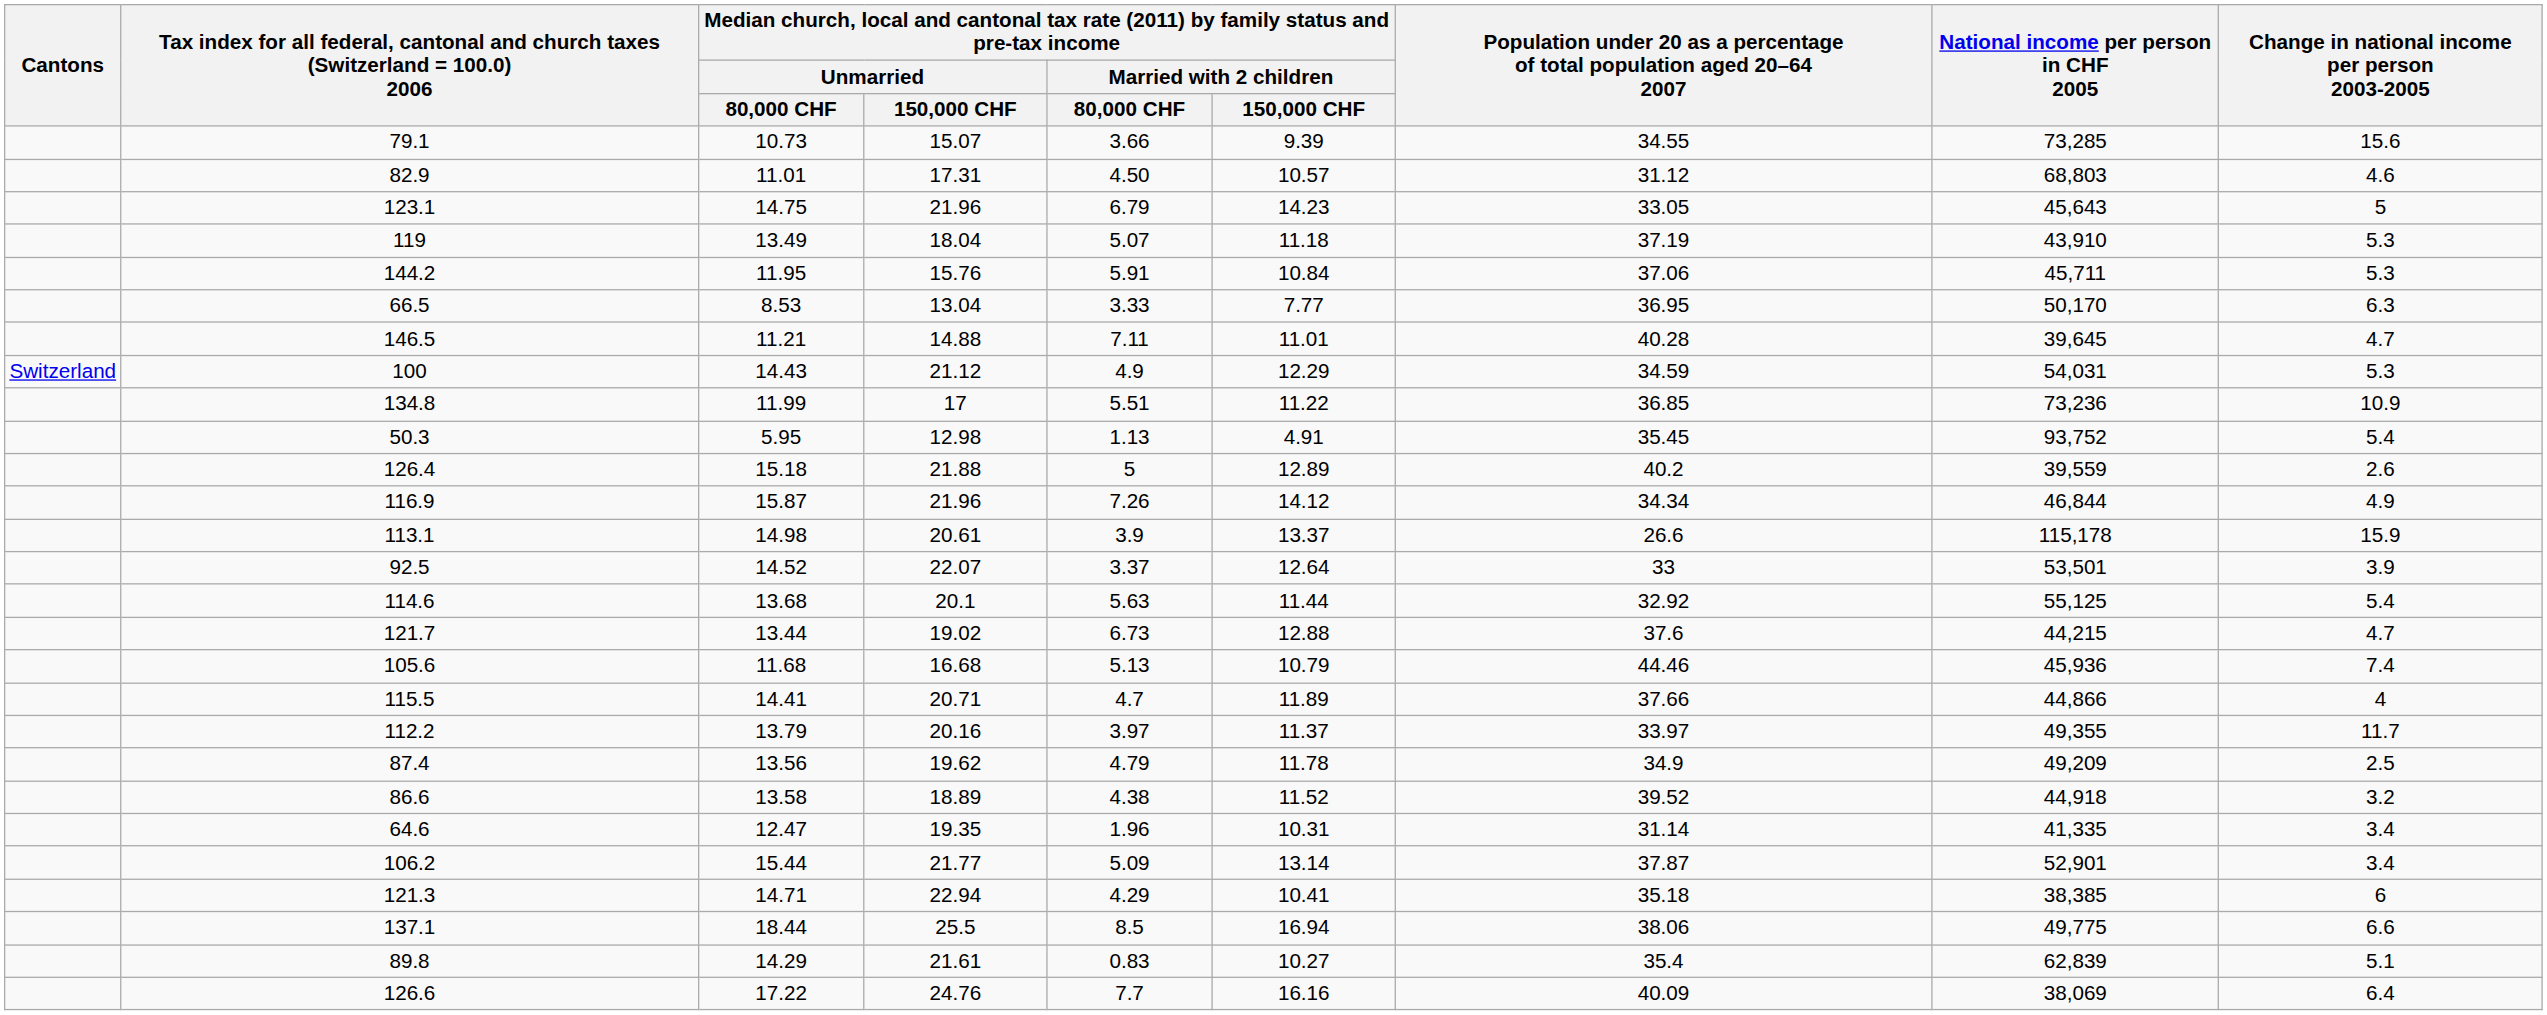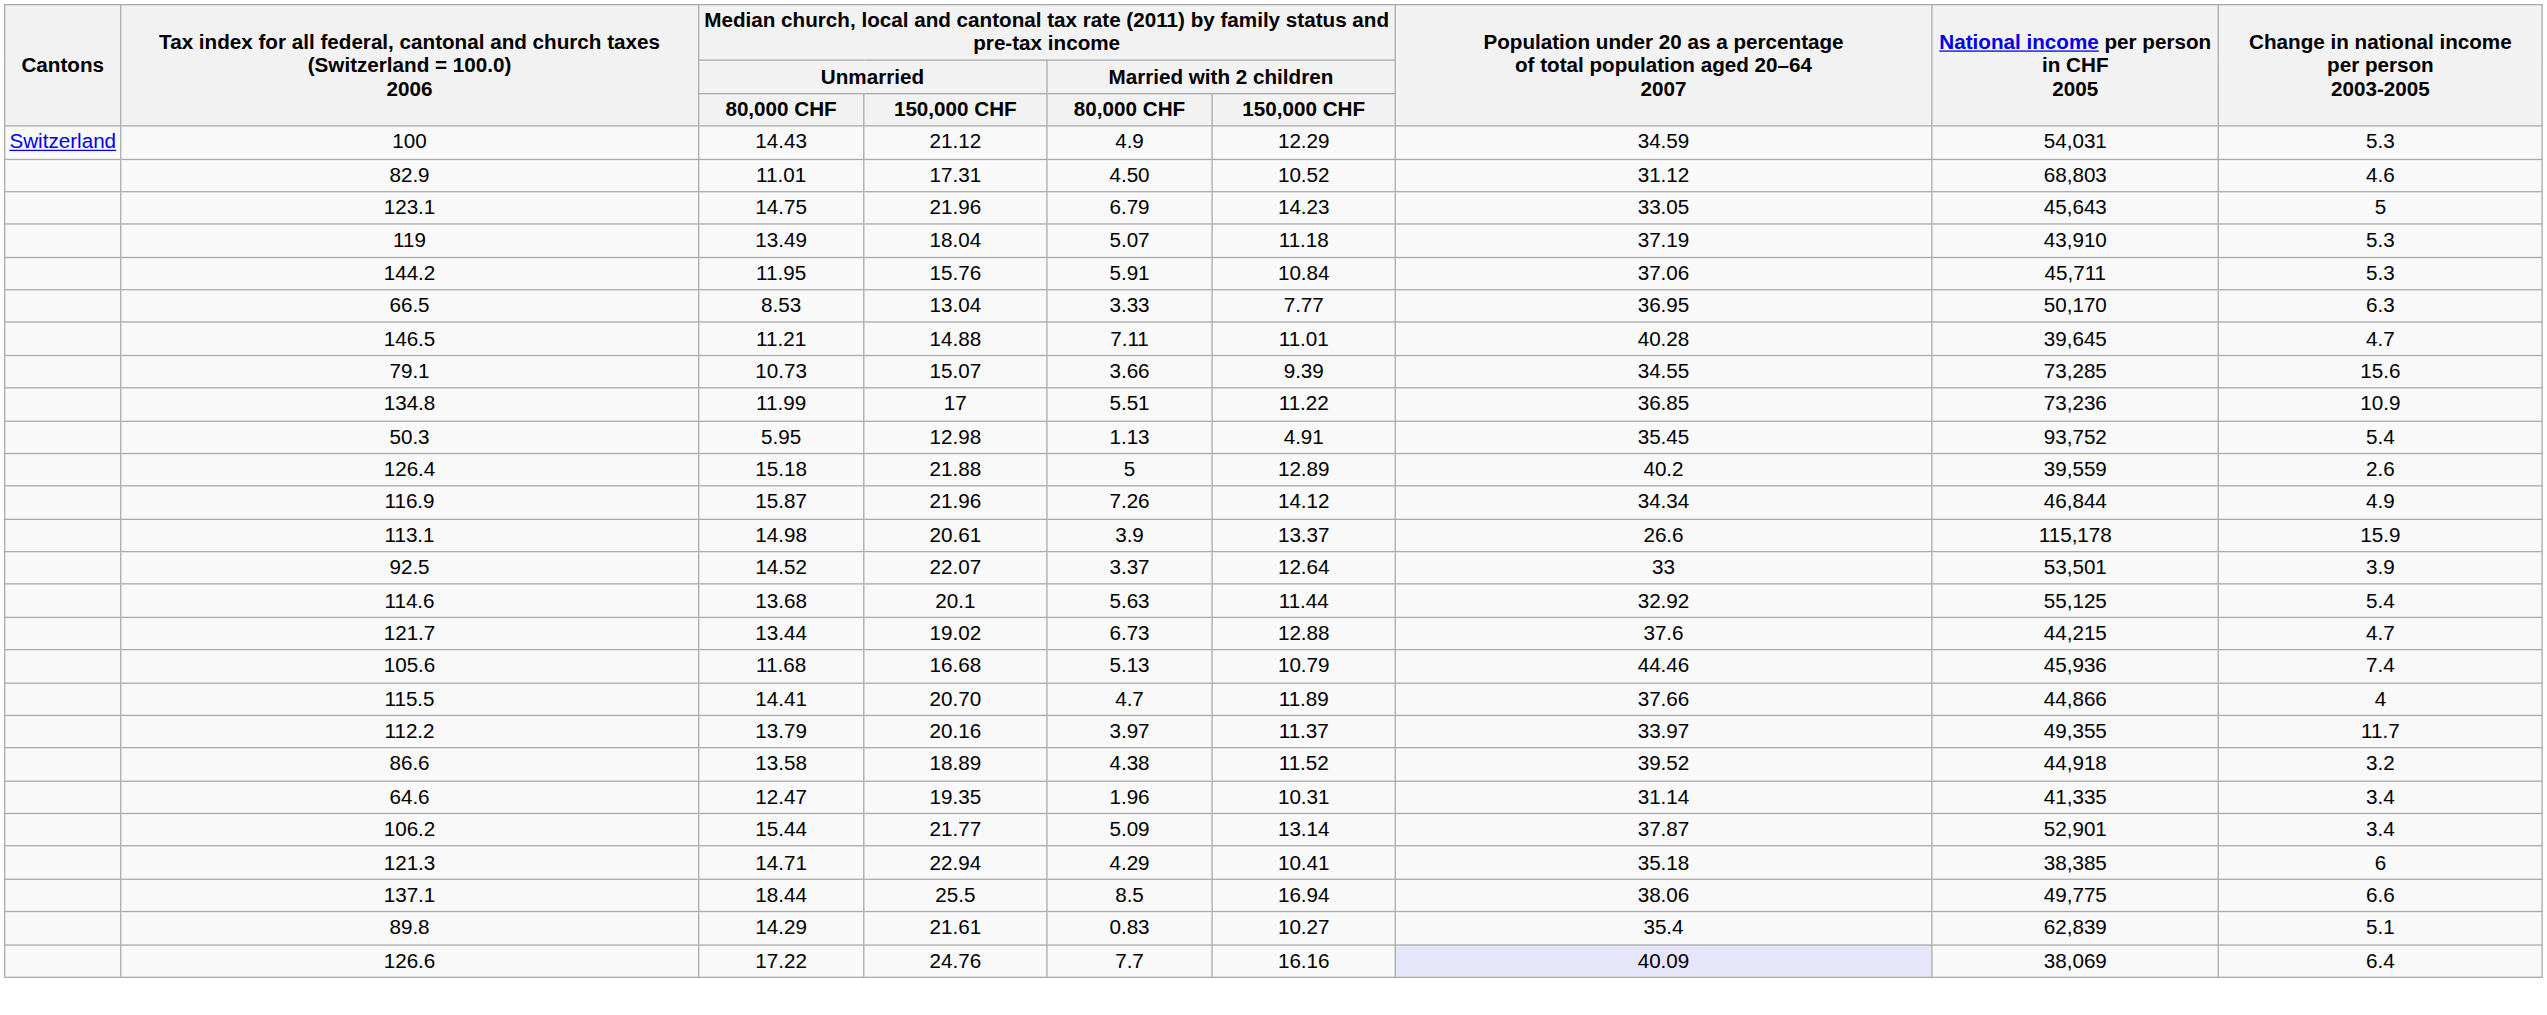rows swapped: (410, 371) <-> (410, 142)
(1304, 175) 10.57 -> (1304, 175) 10.52
(955, 698) 20.71 -> (955, 698) 20.70
- row: (410, 764)
(1663, 993) no background -> (1663, 960) lavender background
